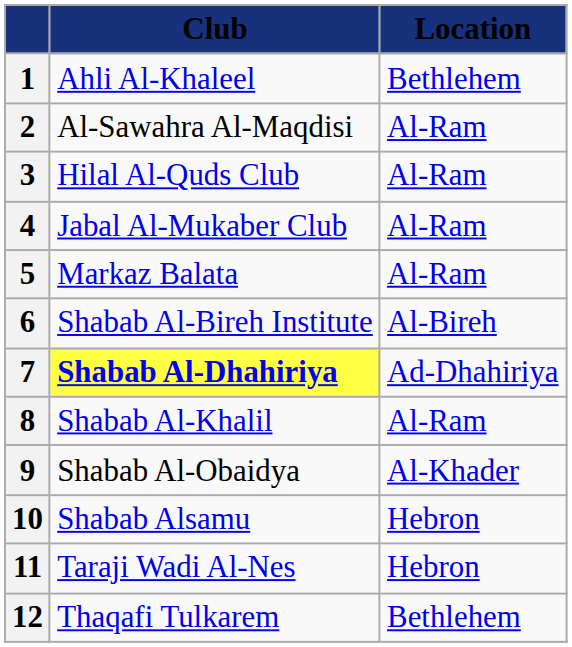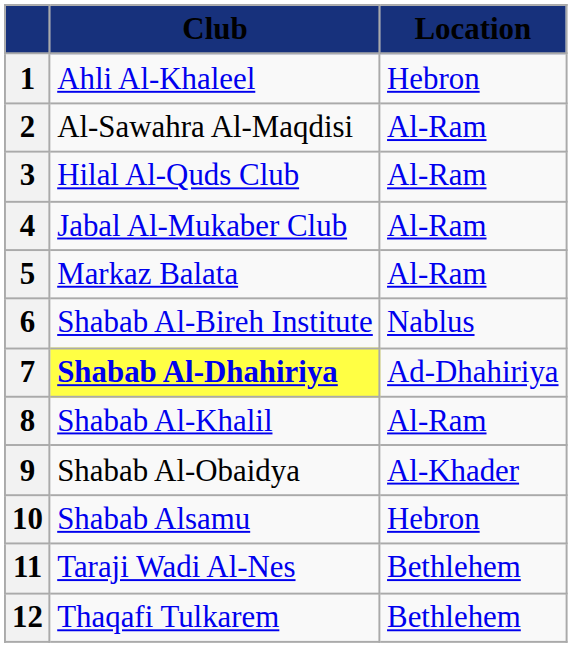(454, 77) Bethlehem -> (433, 77) Hebron
(442, 322) Al-Bireh -> (431, 322) Nablus
(433, 567) Hebron -> (454, 567) Bethlehem
